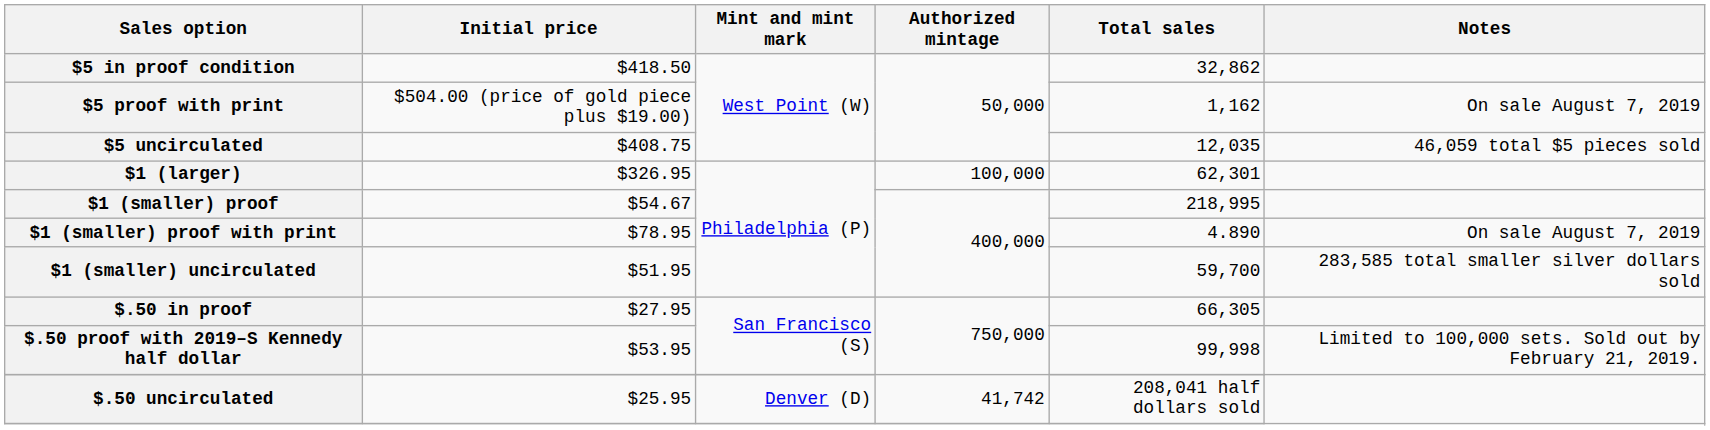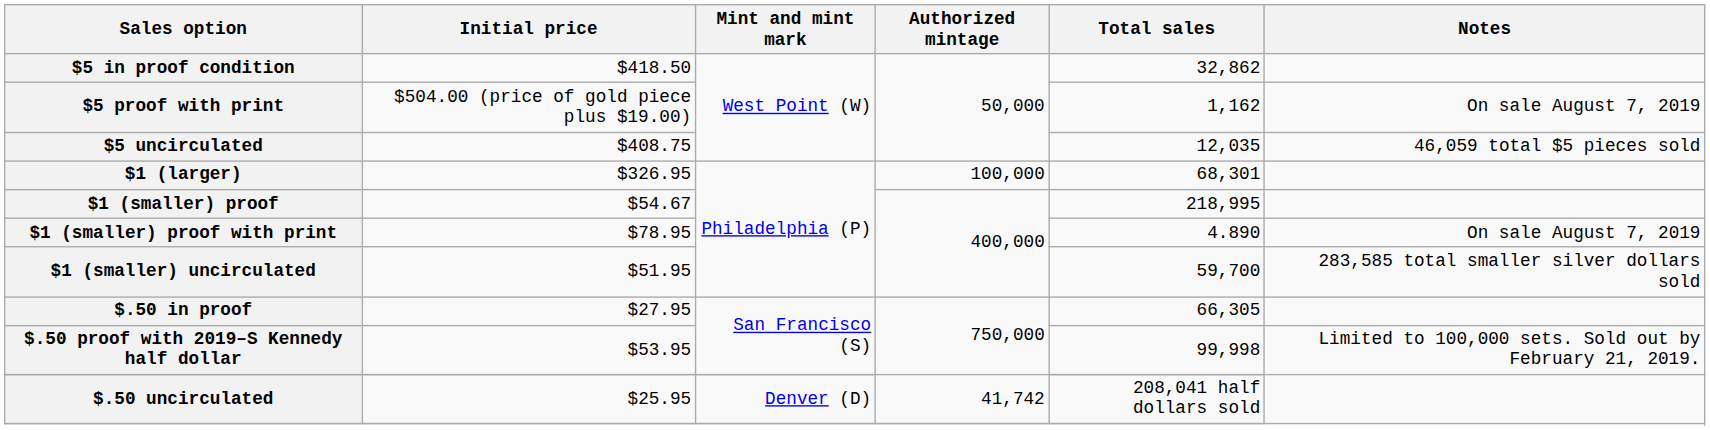(1228, 175) 62,301 -> (1228, 175) 68,301
